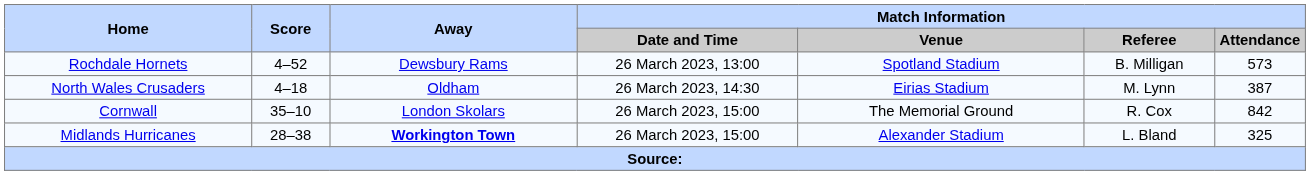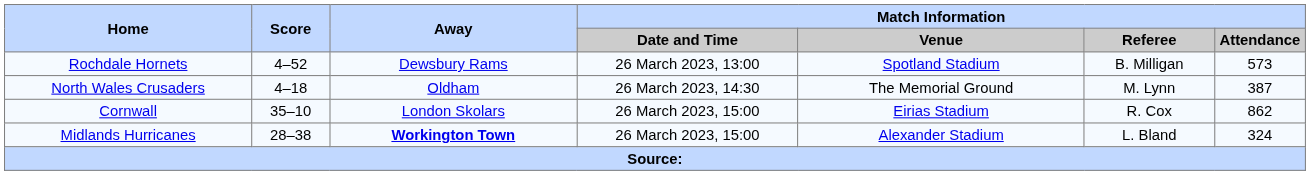(941, 87) Eirias Stadium -> (941, 87) The Memorial Ground
(941, 111) The Memorial Ground -> (941, 111) Eirias Stadium
(1260, 111) 842 -> (1260, 111) 862
(1260, 135) 325 -> (1260, 135) 324
